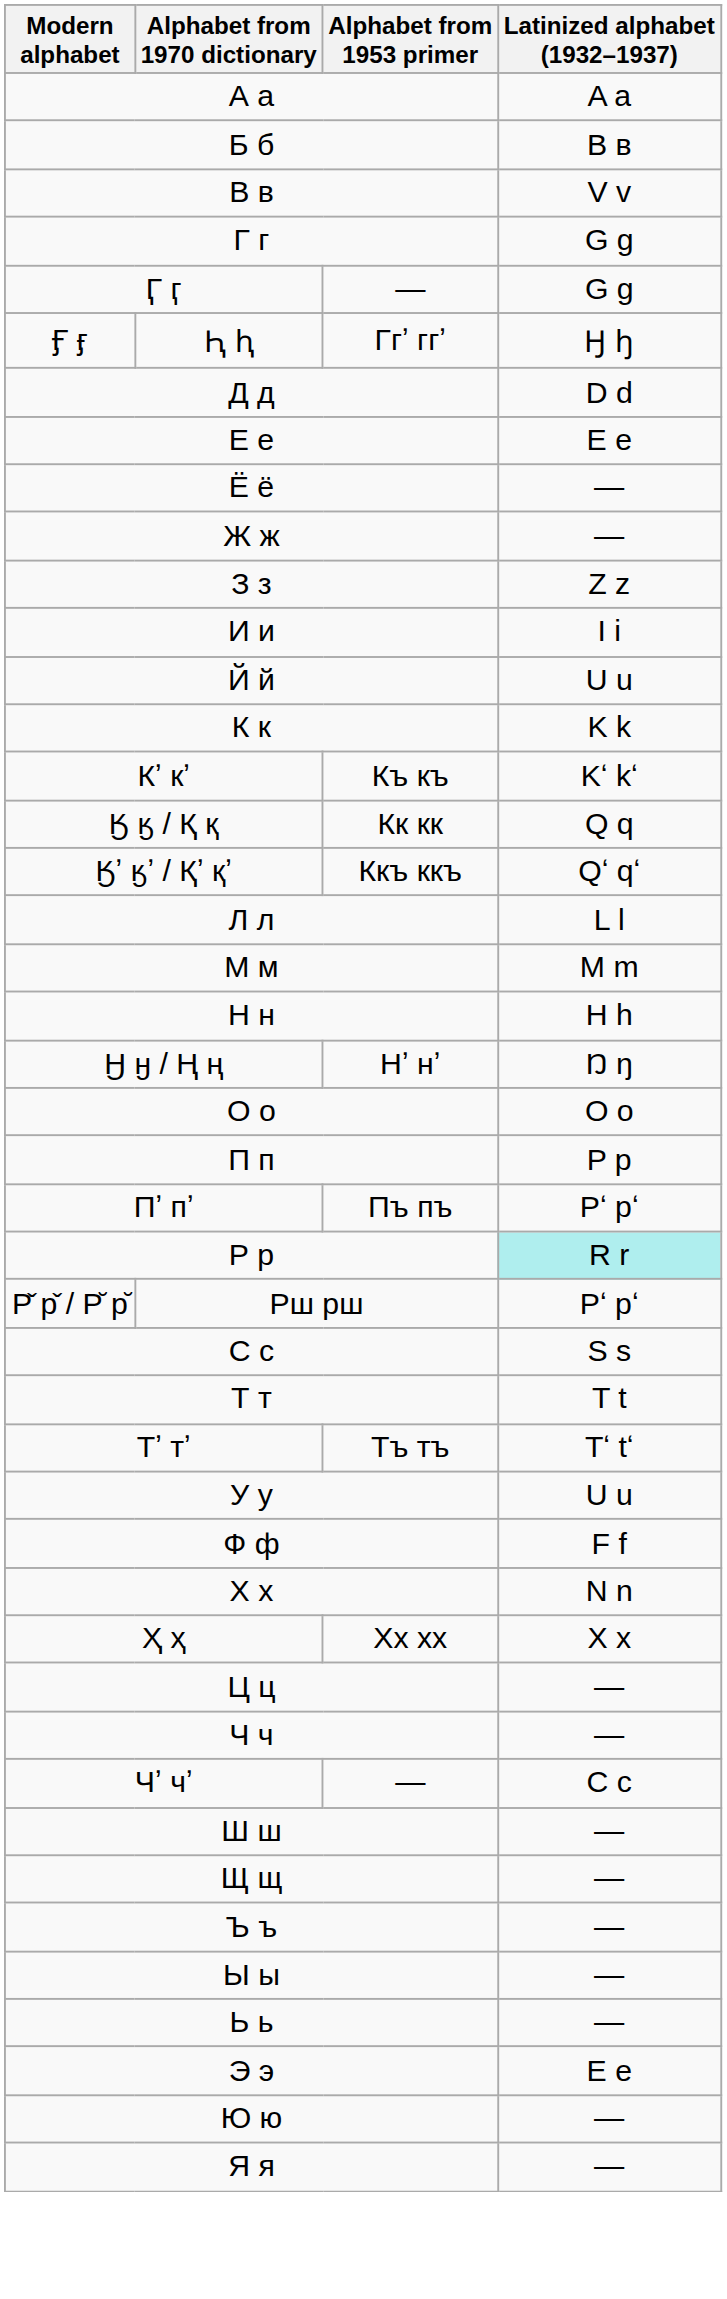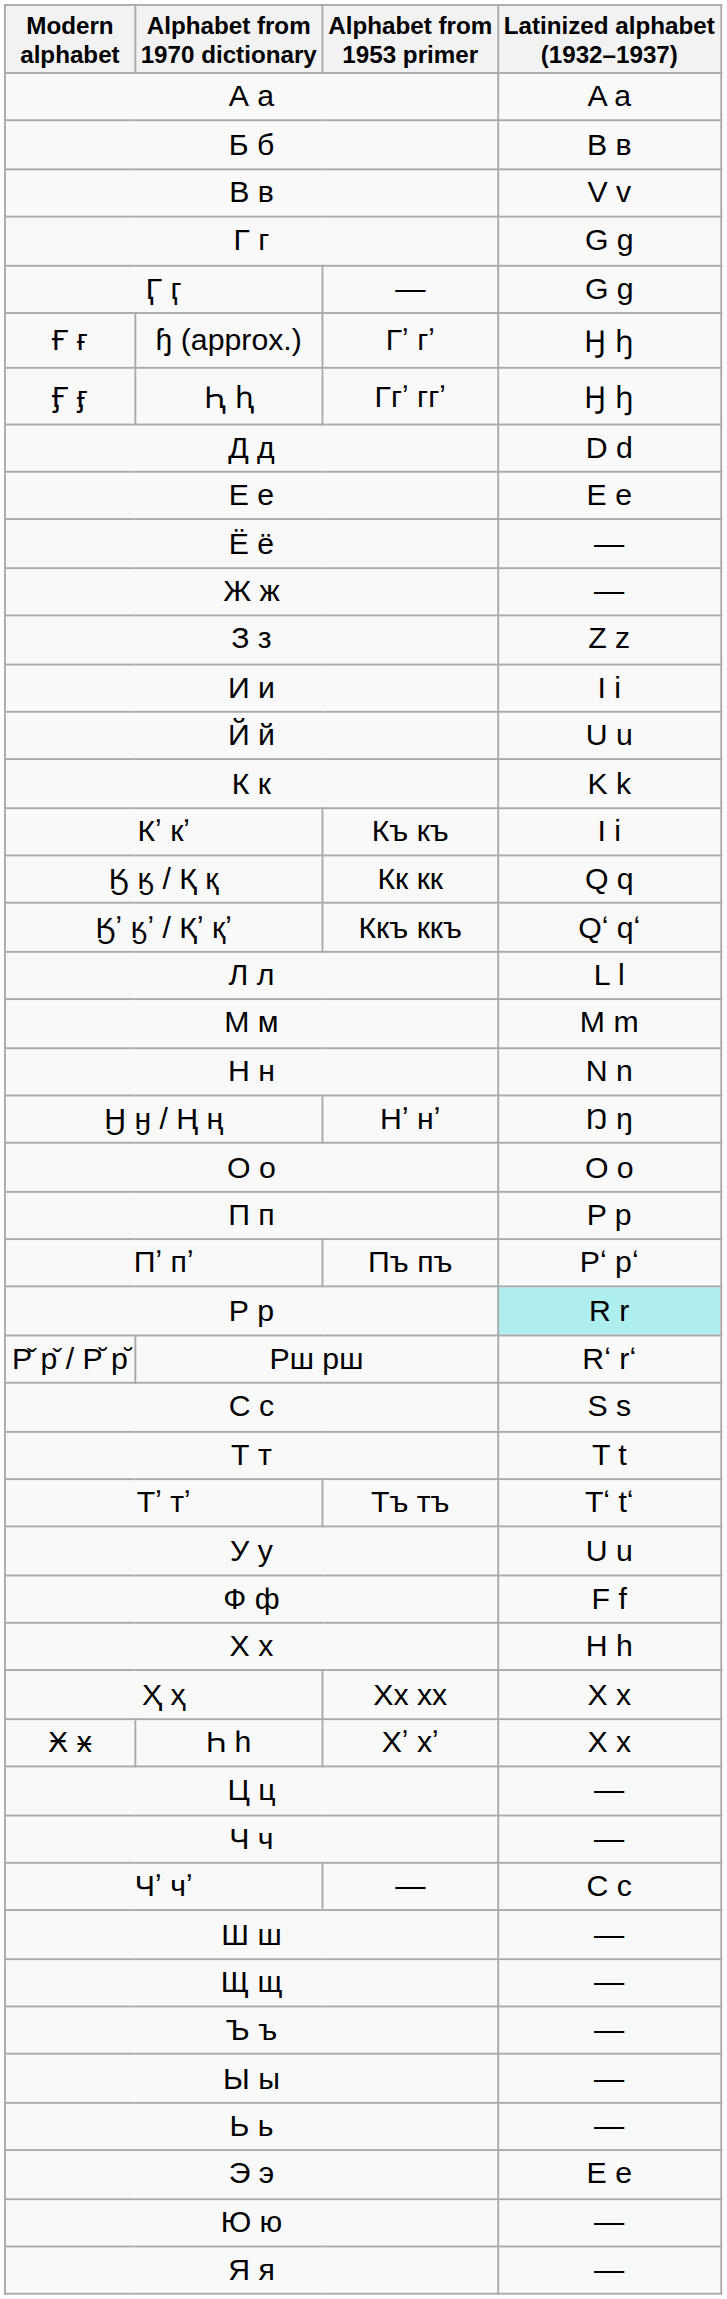+ row: (70, 340)
(609, 775) Kʻ kʻ -> (609, 831) I i
(609, 1015) H h -> (609, 1070) N n
(609, 1303) Pʻ pʻ -> (609, 1358) Rʻ rʻ
(609, 1590) N n -> (609, 1646) H h
+ row: (70, 1742)
